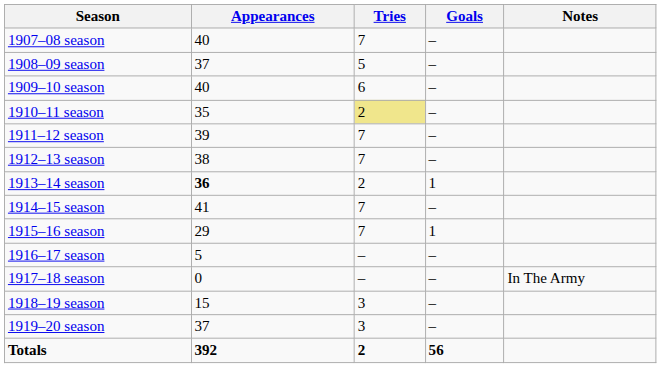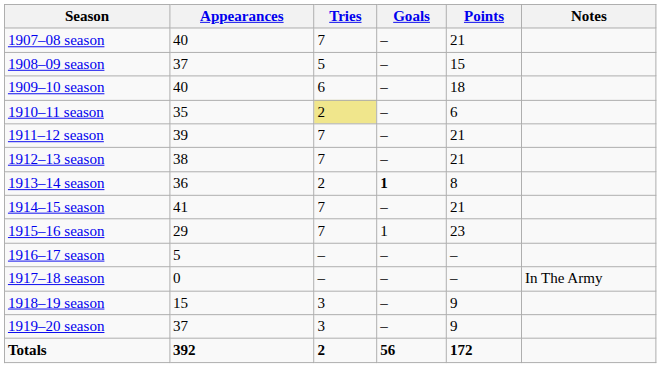+ column: (484, 16)
(202, 183) bold -> (181, 183) normal
(432, 183) normal -> (384, 183) bold
